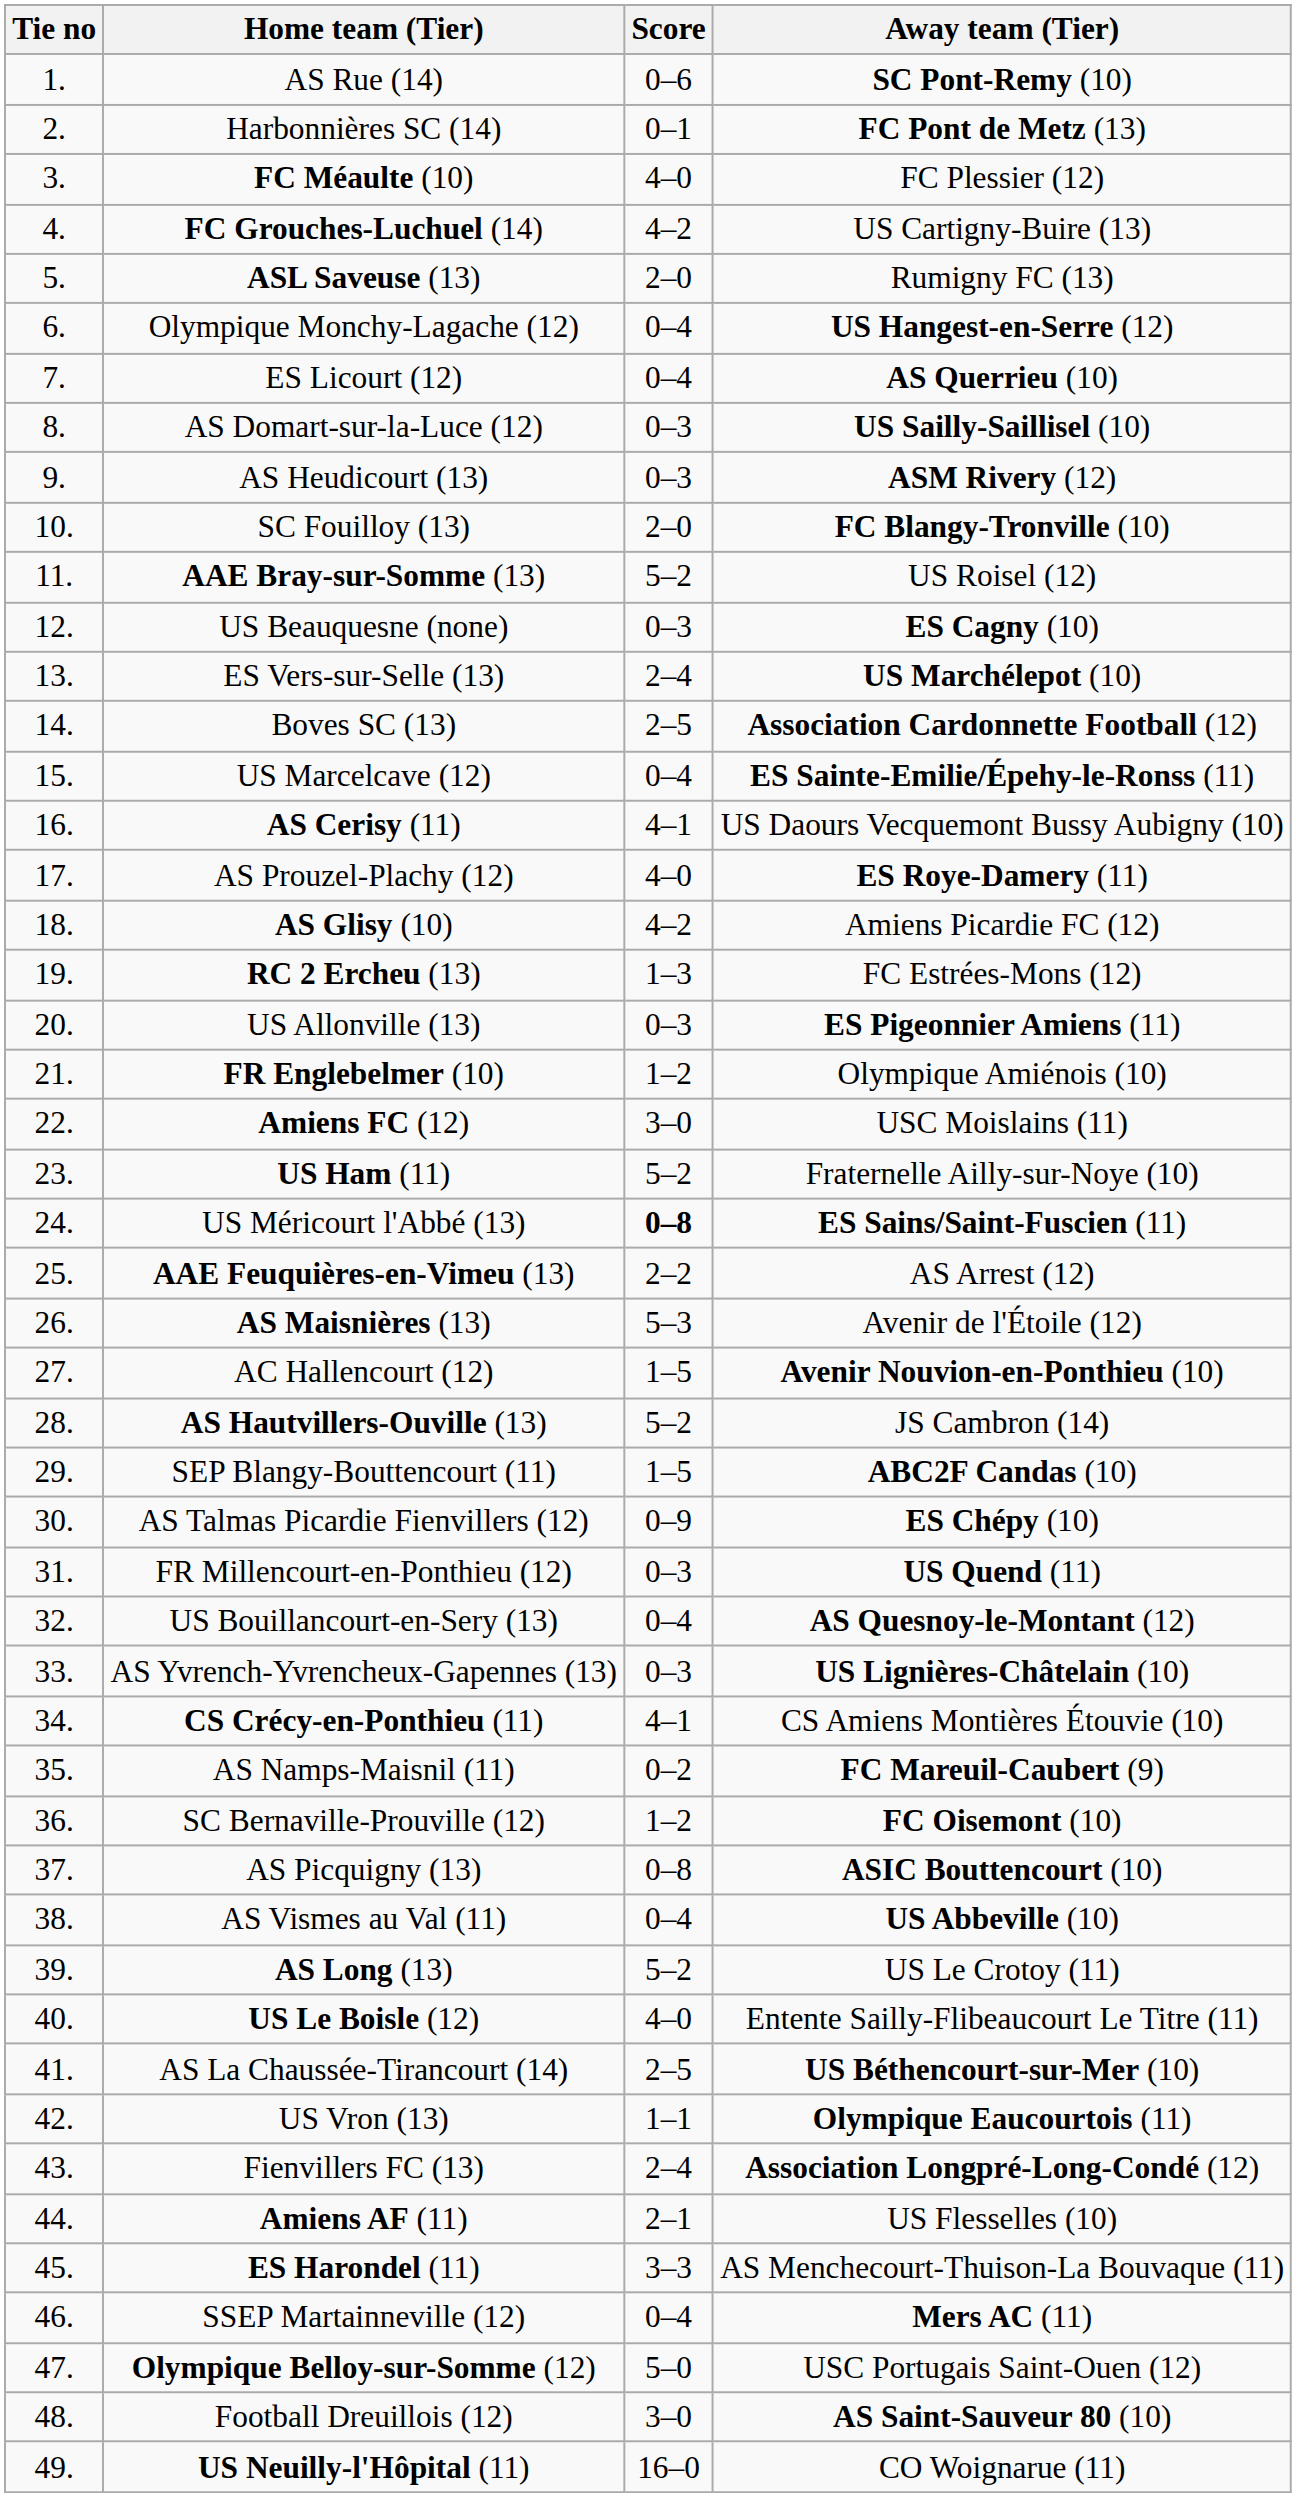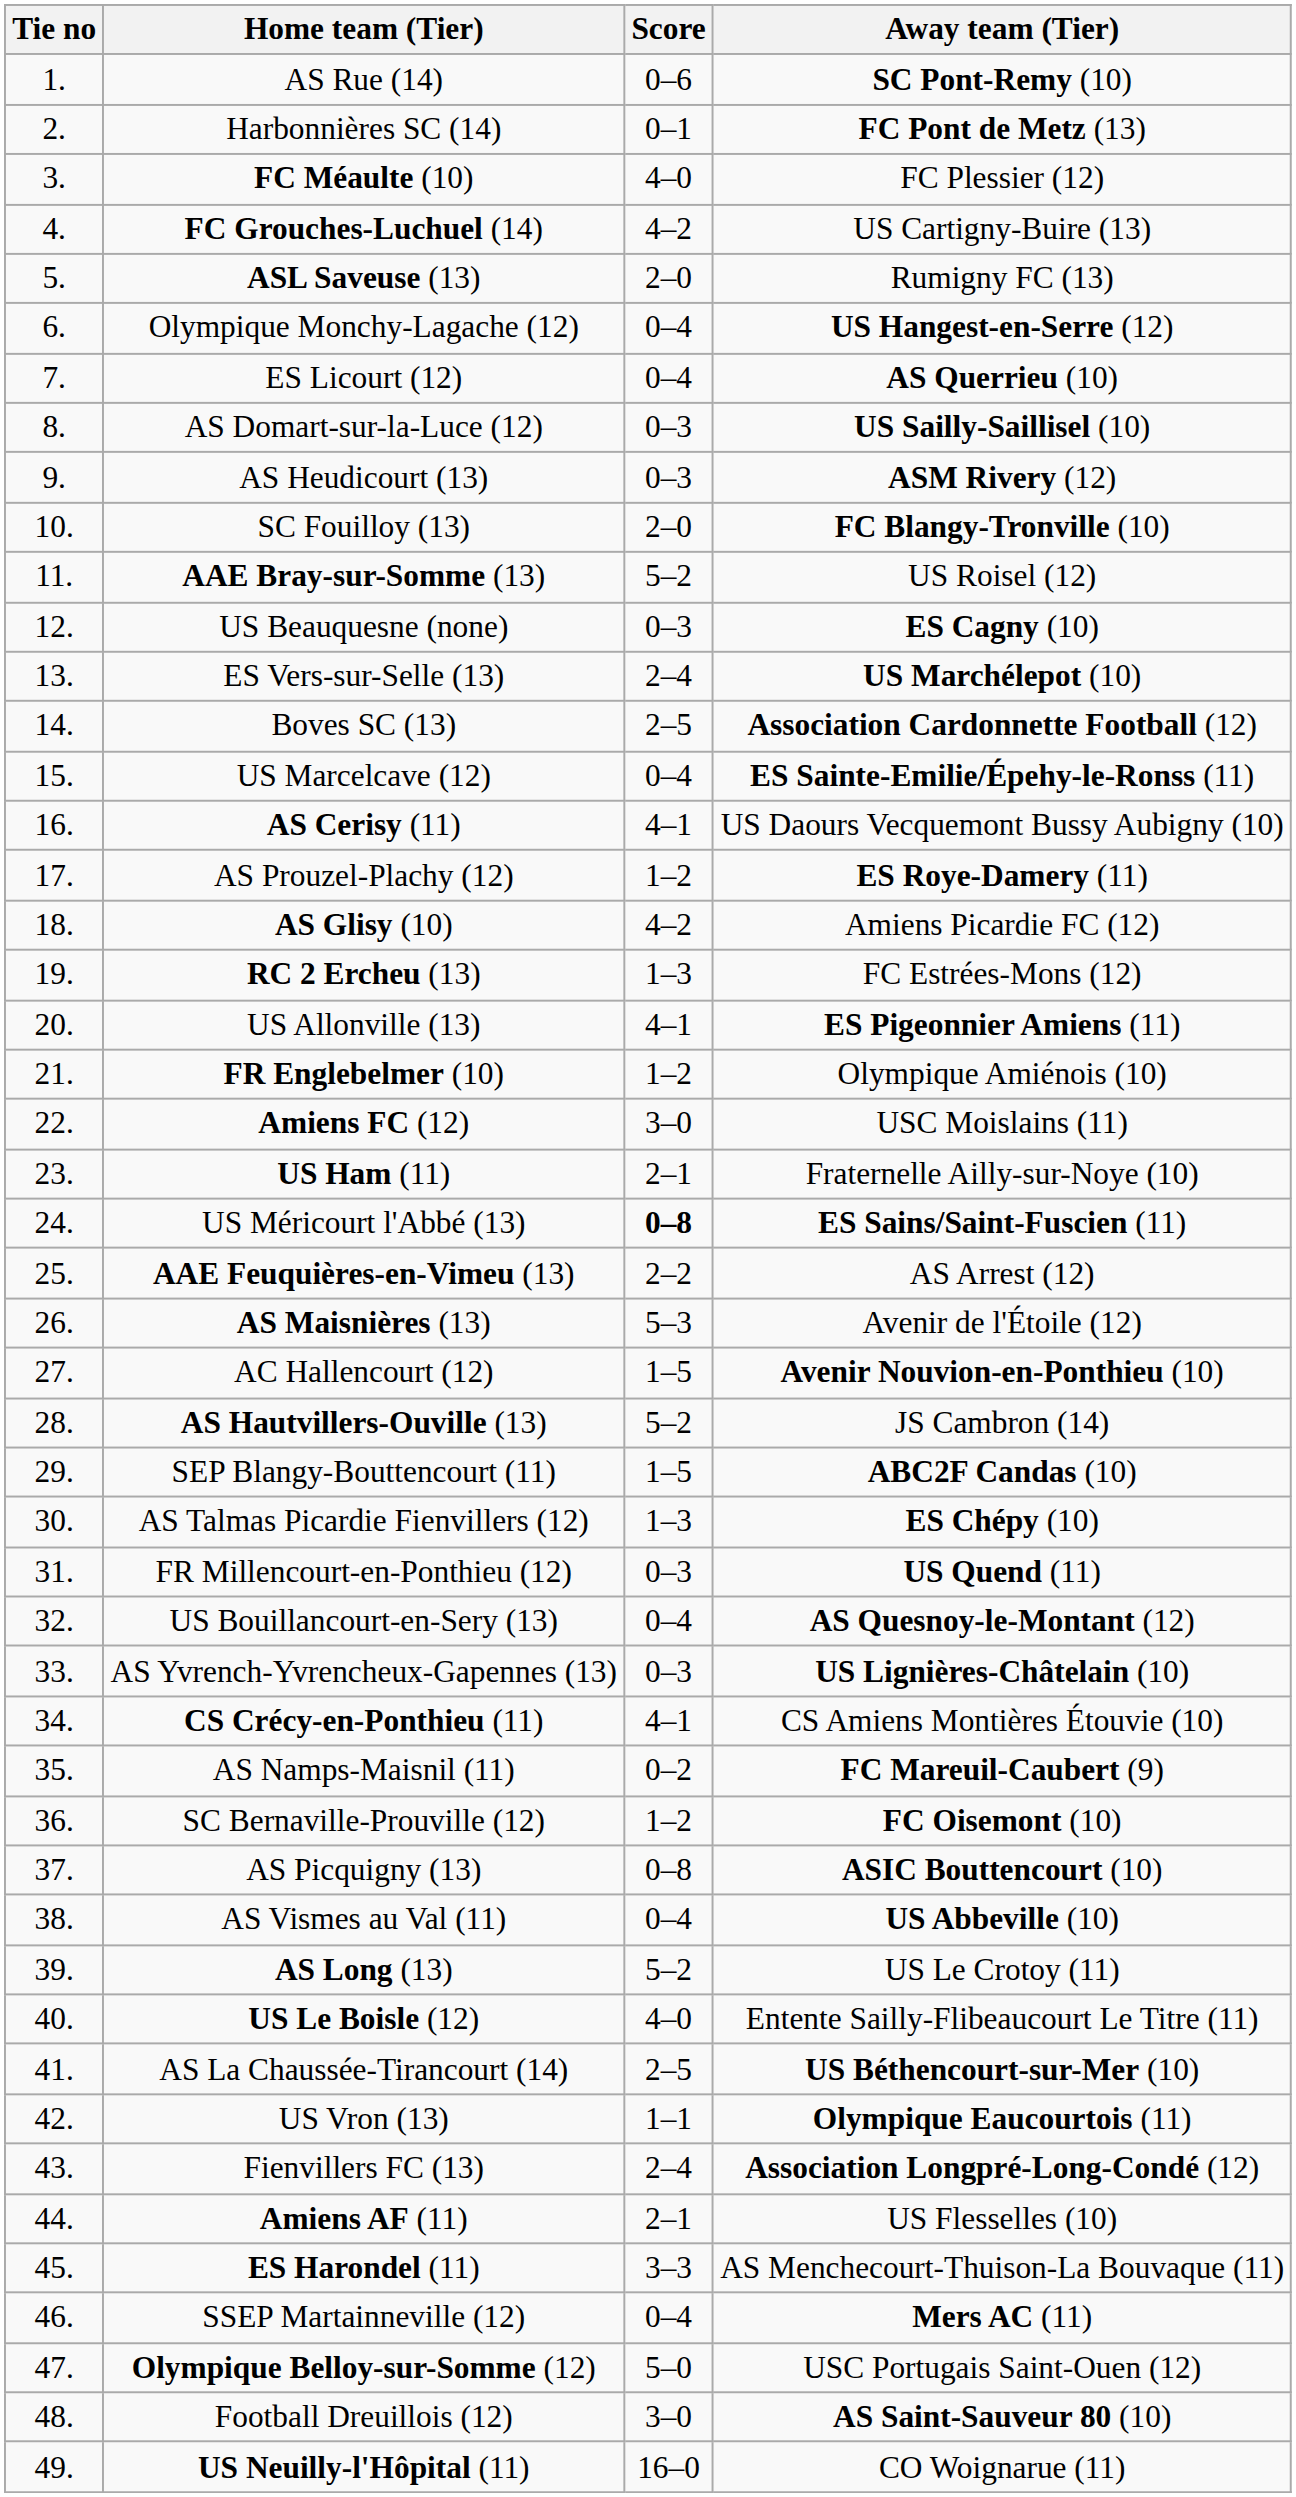(669, 874) 4–0 -> (669, 874) 1–2
(669, 1024) 0–3 -> (669, 1024) 4–1
(669, 1173) 5–2 -> (669, 1173) 2–1
(669, 1521) 0–9 -> (669, 1521) 1–3
